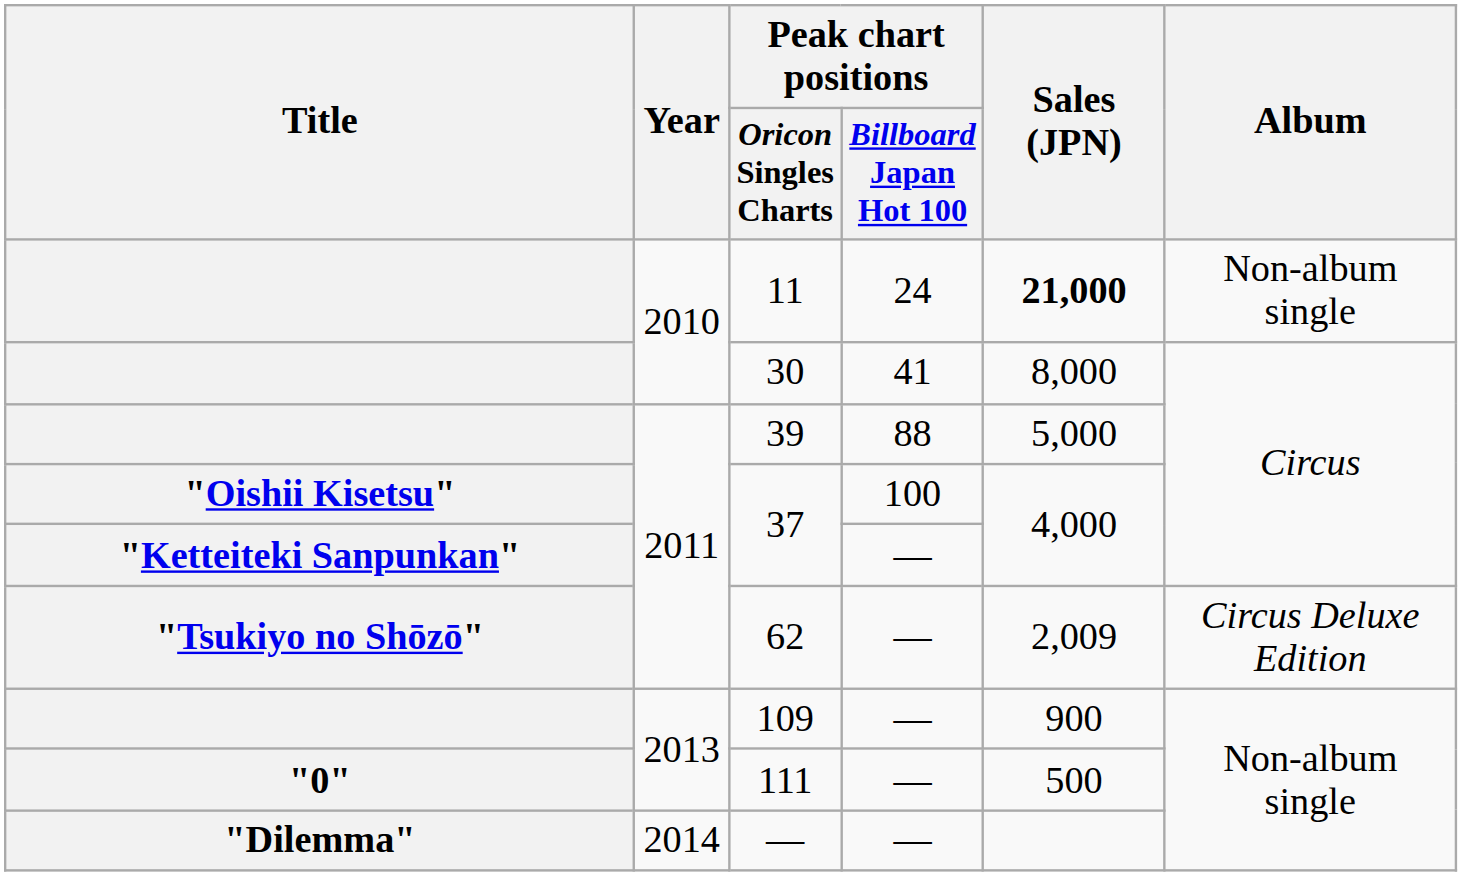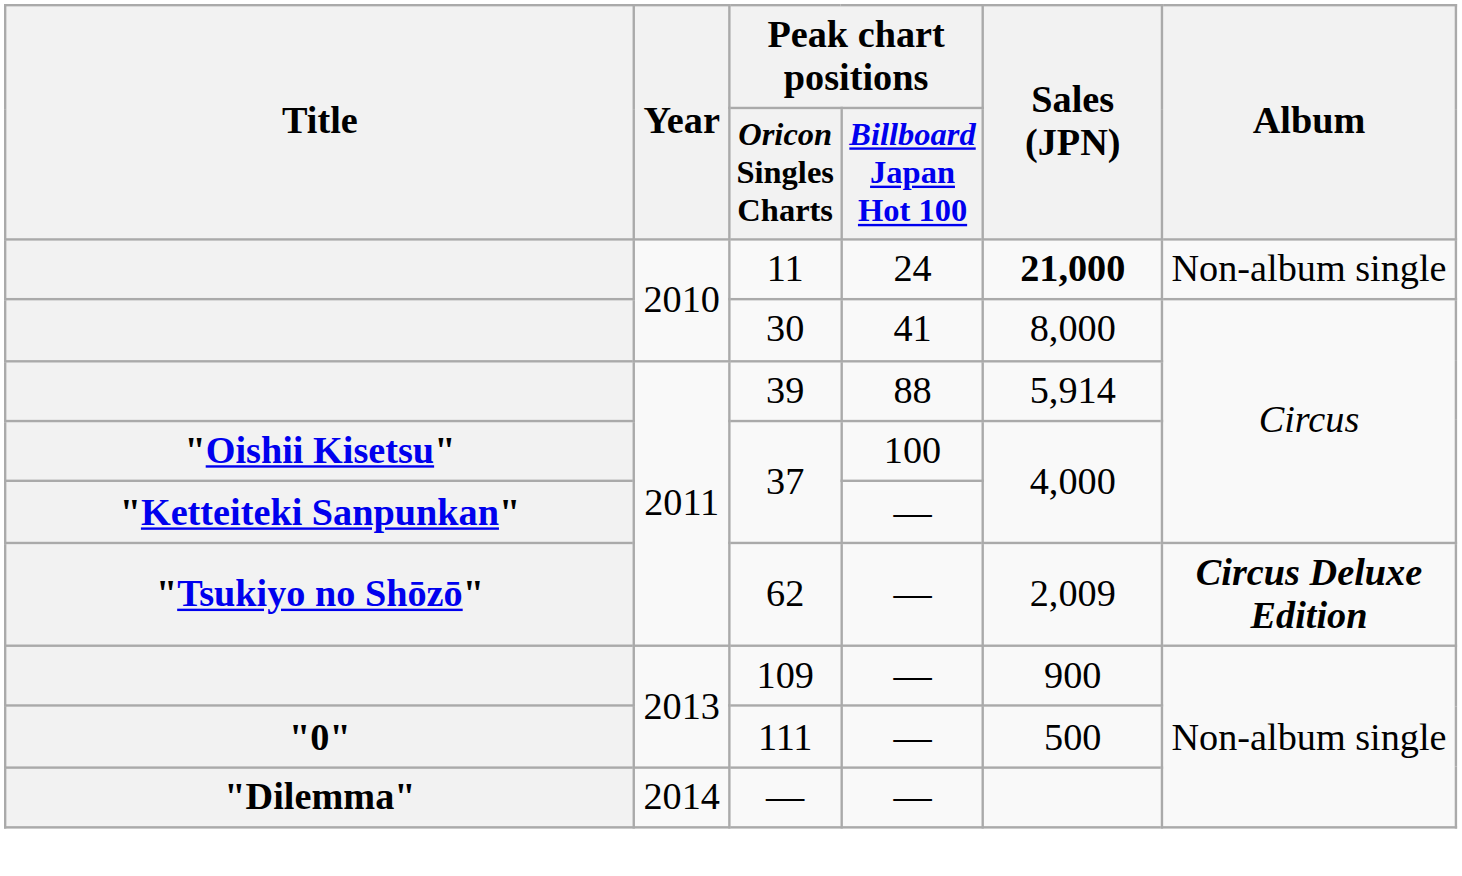(1074, 432) 5,000 -> (1073, 389) 5,914
(1310, 636) normal -> (1309, 593) bold
